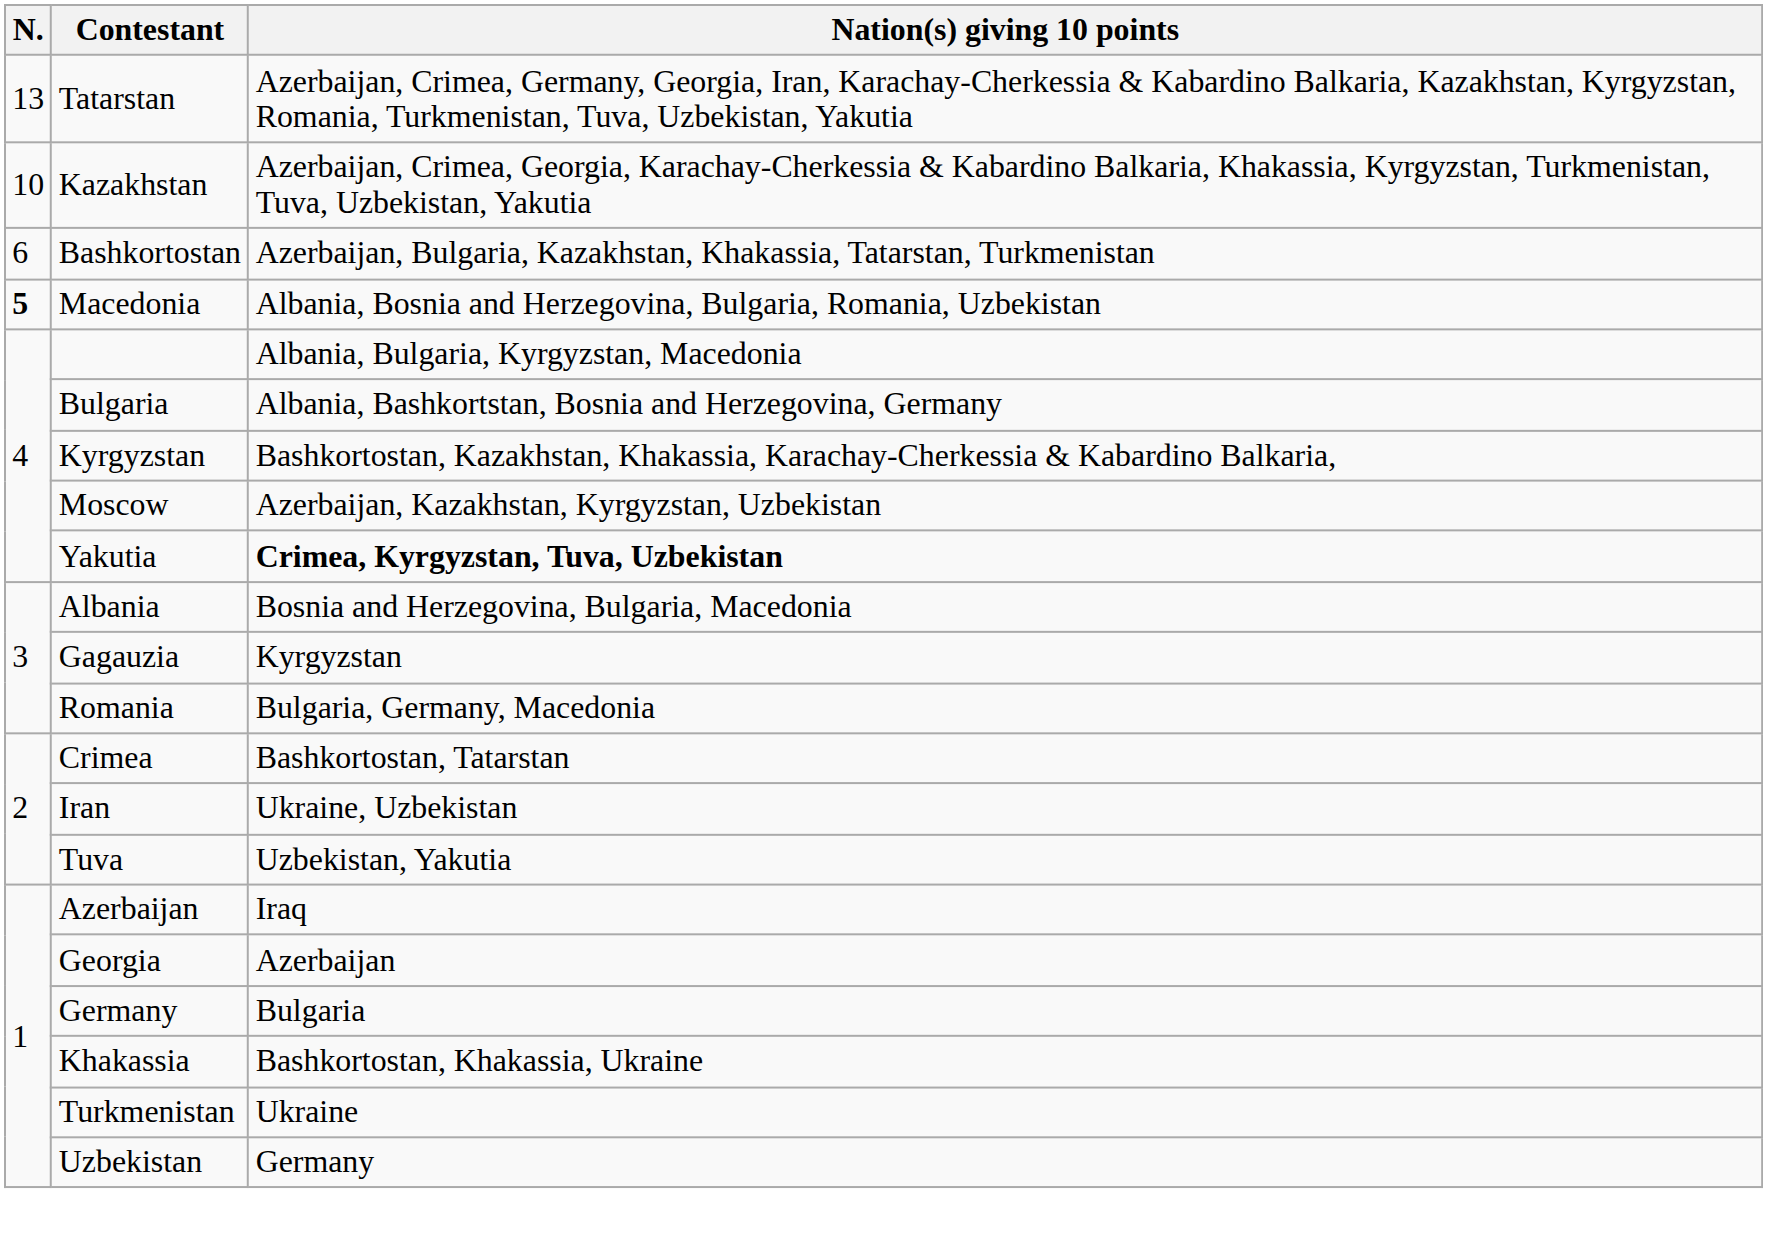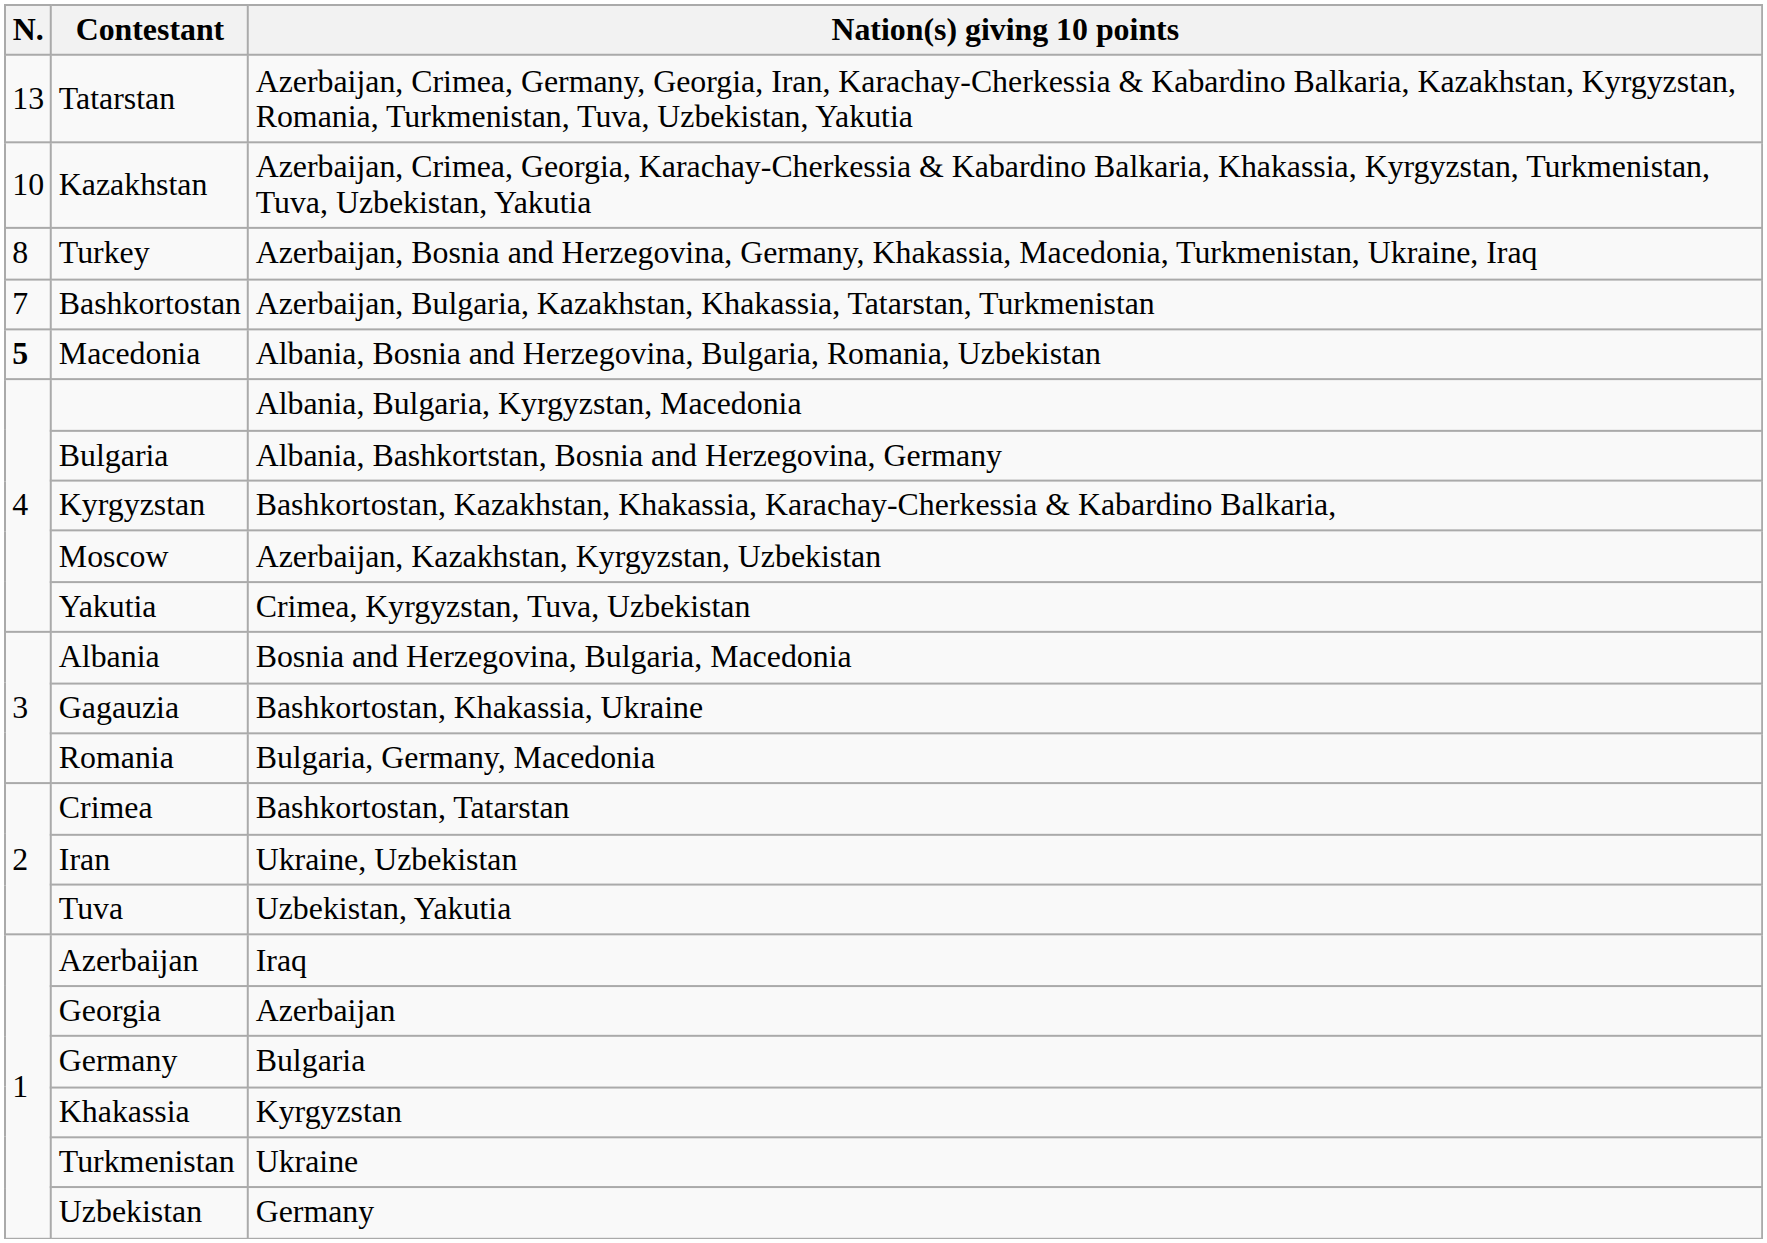+ row: (104, 252)
(20, 252) 6 -> (20, 303) 7
(519, 555) bold -> (503, 606) normal
(329, 656) Kyrgyzstan -> (479, 707) Bashkortostan, Khakassia, Ukraine
(479, 1060) Bashkortostan, Khakassia, Ukraine -> (329, 1111) Kyrgyzstan
